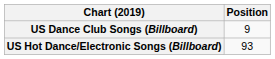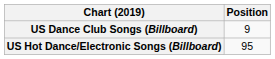(247, 46) 93 -> (247, 46) 95
